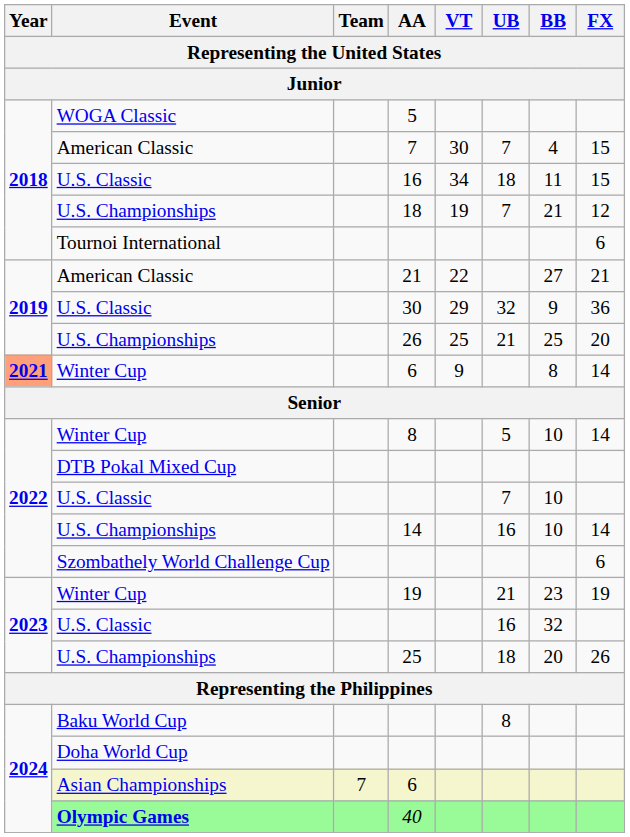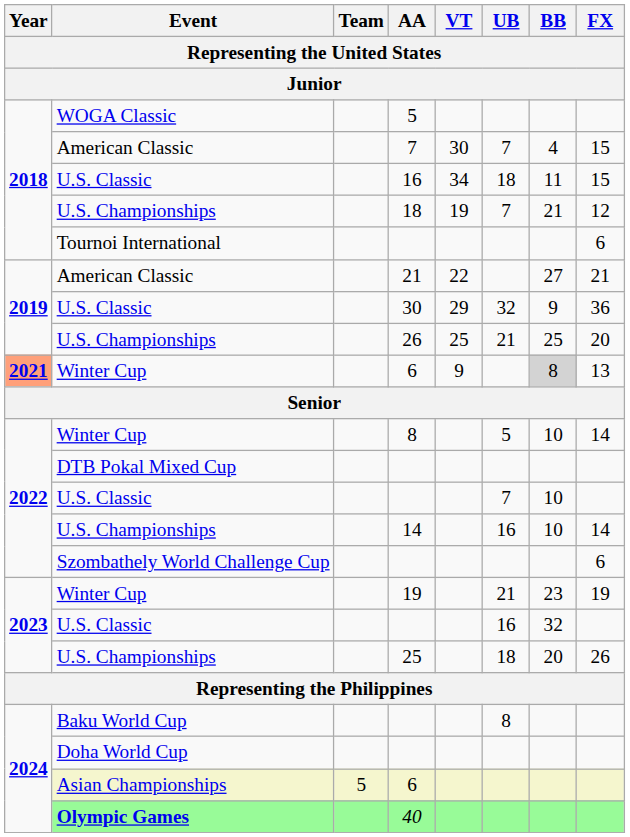(553, 370) no background -> (553, 370) lightgrey background
(600, 370) 14 -> (600, 370) 13
(361, 784) 7 -> (361, 784) 5
